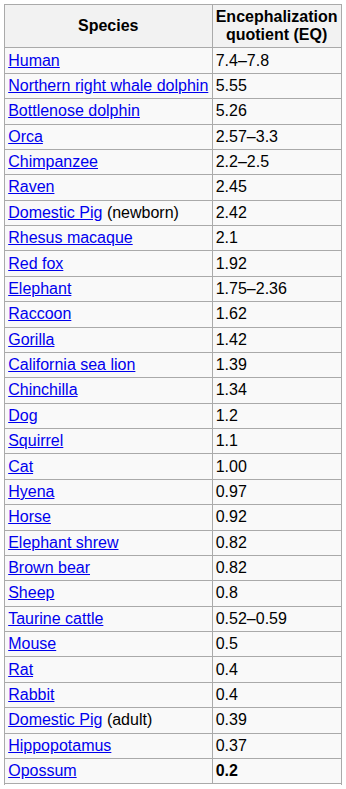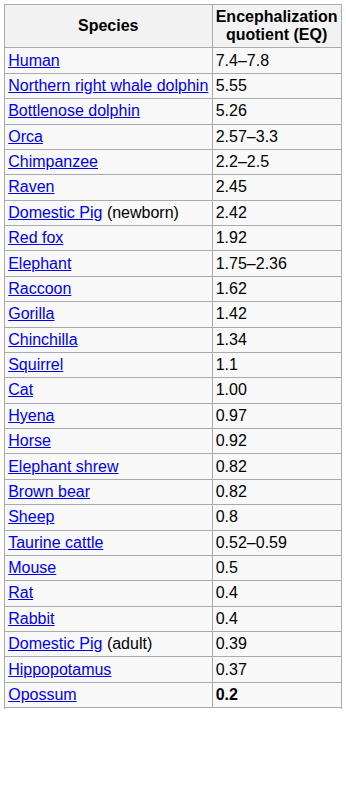- row: (70, 238)
- row: (72, 365)
- row: (23, 415)
